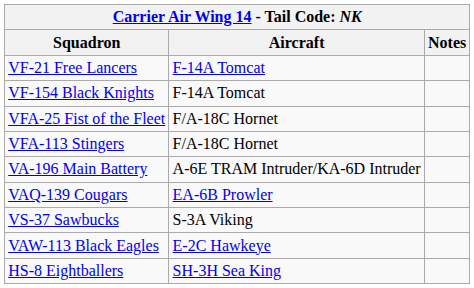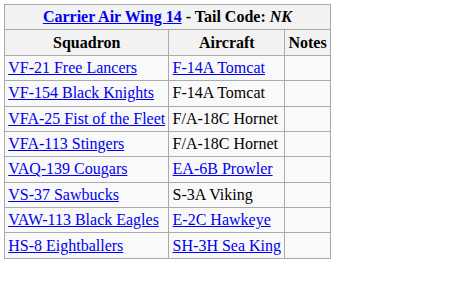- row: (78, 169)
